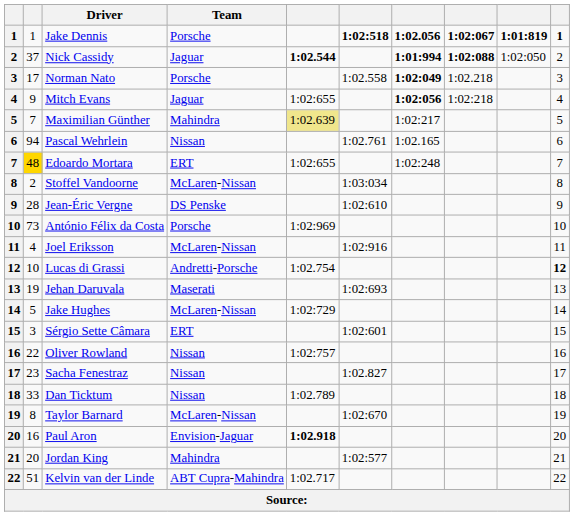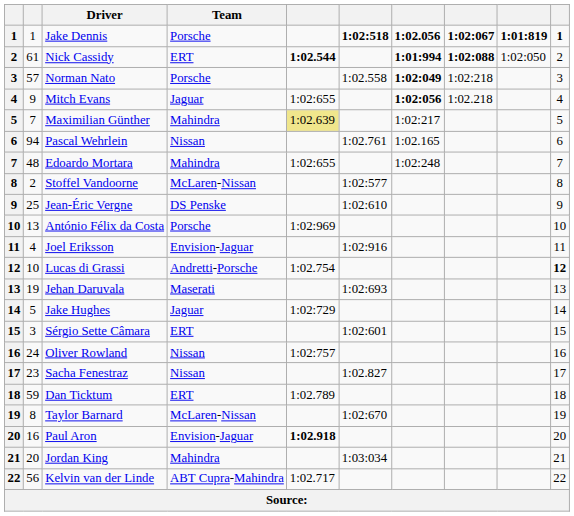(33, 56) 37 -> (33, 56) 61
(187, 56) Jaguar -> (182, 56) ERT
(33, 77) 17 -> (33, 77) 57
(470, 77) 1:02.218 -> (470, 77) 1:02:218
(470, 99) 1:02:218 -> (470, 99) 1:02.218
(33, 162) gold background -> (33, 162) no background
(182, 162) ERT -> (195, 162) Mahindra
(364, 183) 1:03:034 -> (364, 183) 1:02:577
(33, 204) 28 -> (33, 204) 25
(33, 225) 73 -> (33, 225) 13
(213, 246) McLaren-Nissan -> (212, 246) Envision-Jaguar
(213, 309) McLaren-Nissan -> (187, 309) Jaguar
(33, 352) 22 -> (33, 352) 24
(33, 394) 33 -> (33, 394) 59
(188, 394) Nissan -> (182, 394) ERT
(364, 457) 1:02:577 -> (364, 457) 1:03:034
(33, 478) 51 -> (33, 478) 56
